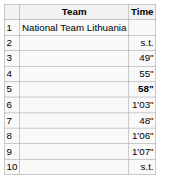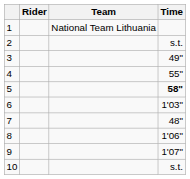+ column: (34, 12)
